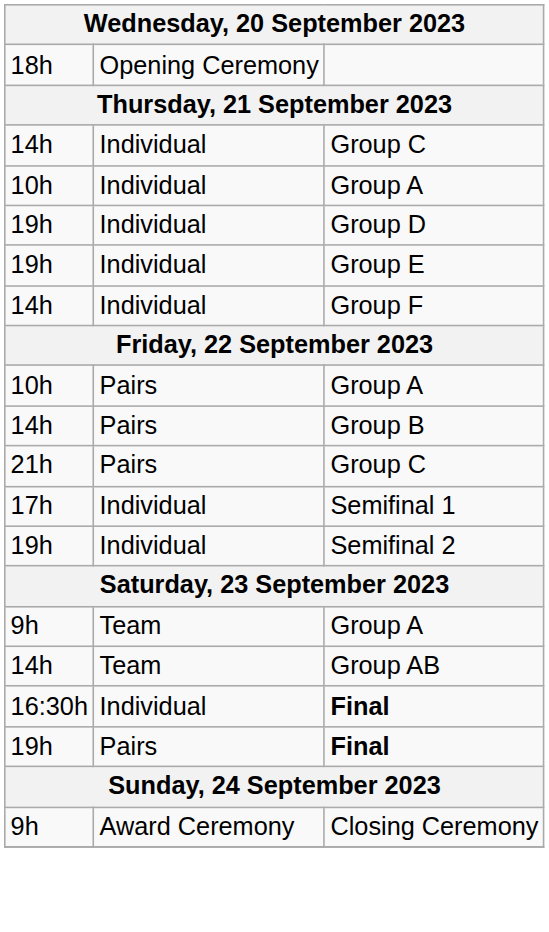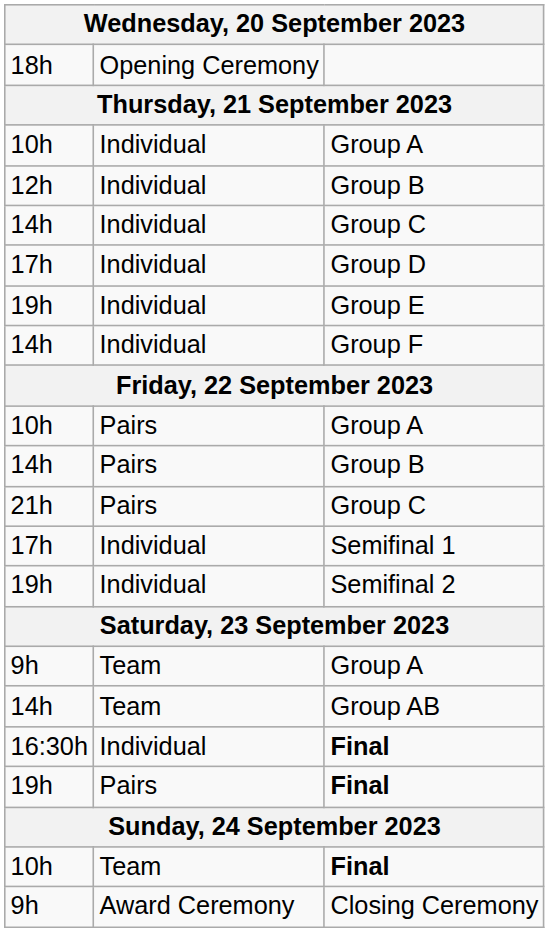rows swapped: (153, 184) <-> (153, 144)
+ row: (153, 184)
(32, 225) 19h -> (32, 265) 17h
+ row: (130, 866)
